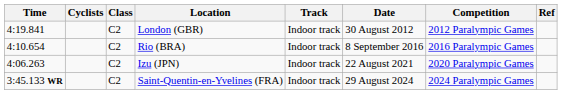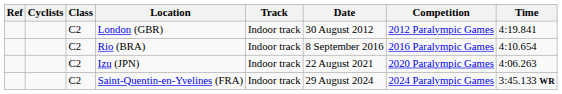columns swapped: (35, 13) <-> (547, 13)
